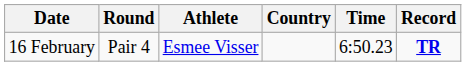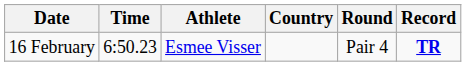columns swapped: (129, 18) <-> (366, 18)
